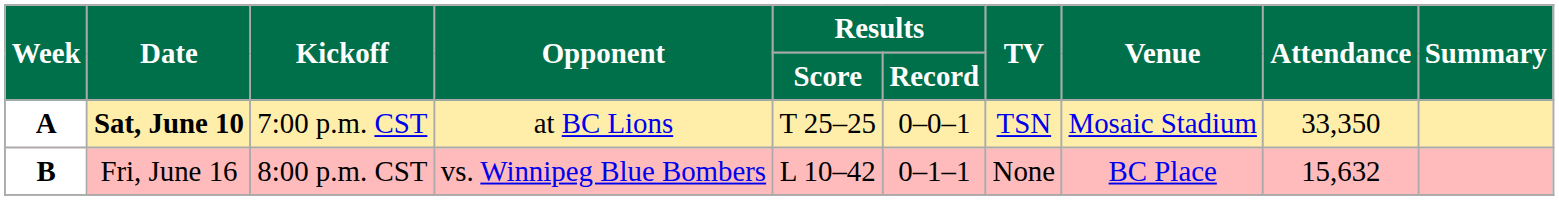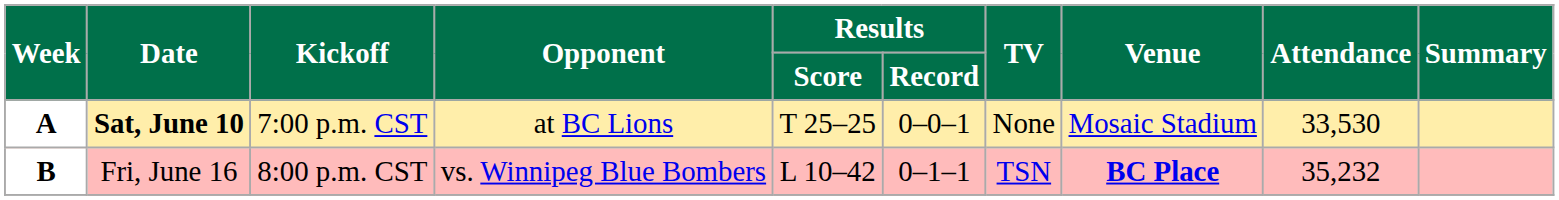(1024, 123) TSN -> (1024, 123) None
(1341, 123) 33,350 -> (1341, 123) 33,530
(1024, 171) None -> (1024, 171) TSN
(1163, 171) normal -> (1163, 171) bold
(1341, 171) 15,632 -> (1341, 171) 35,232
